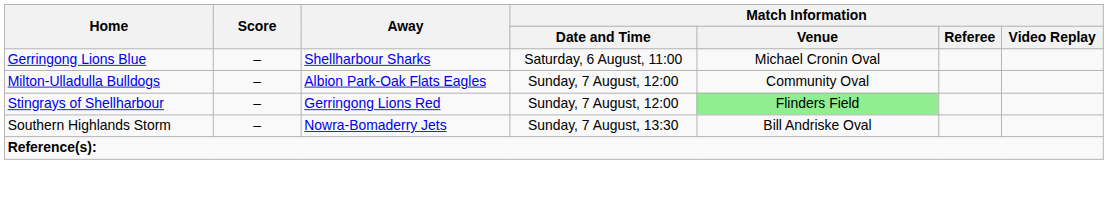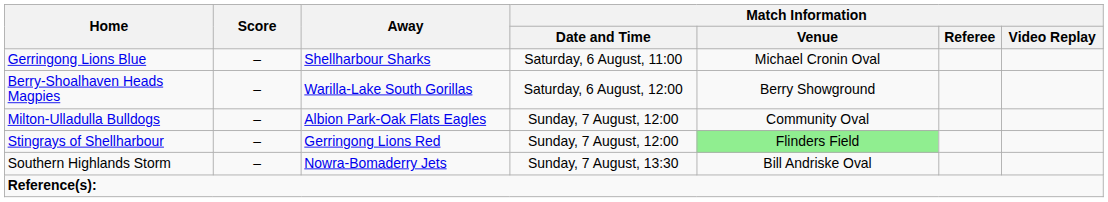+ row: (85, 89)
